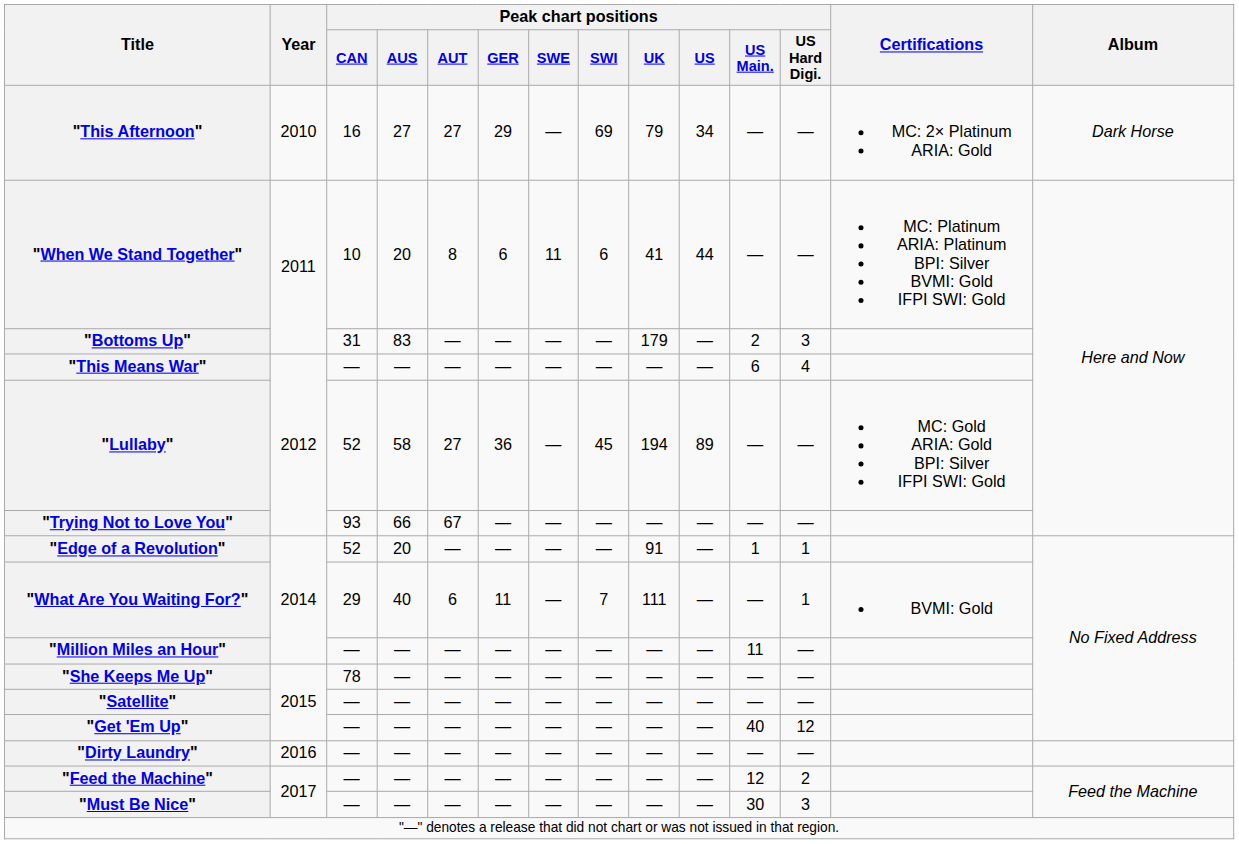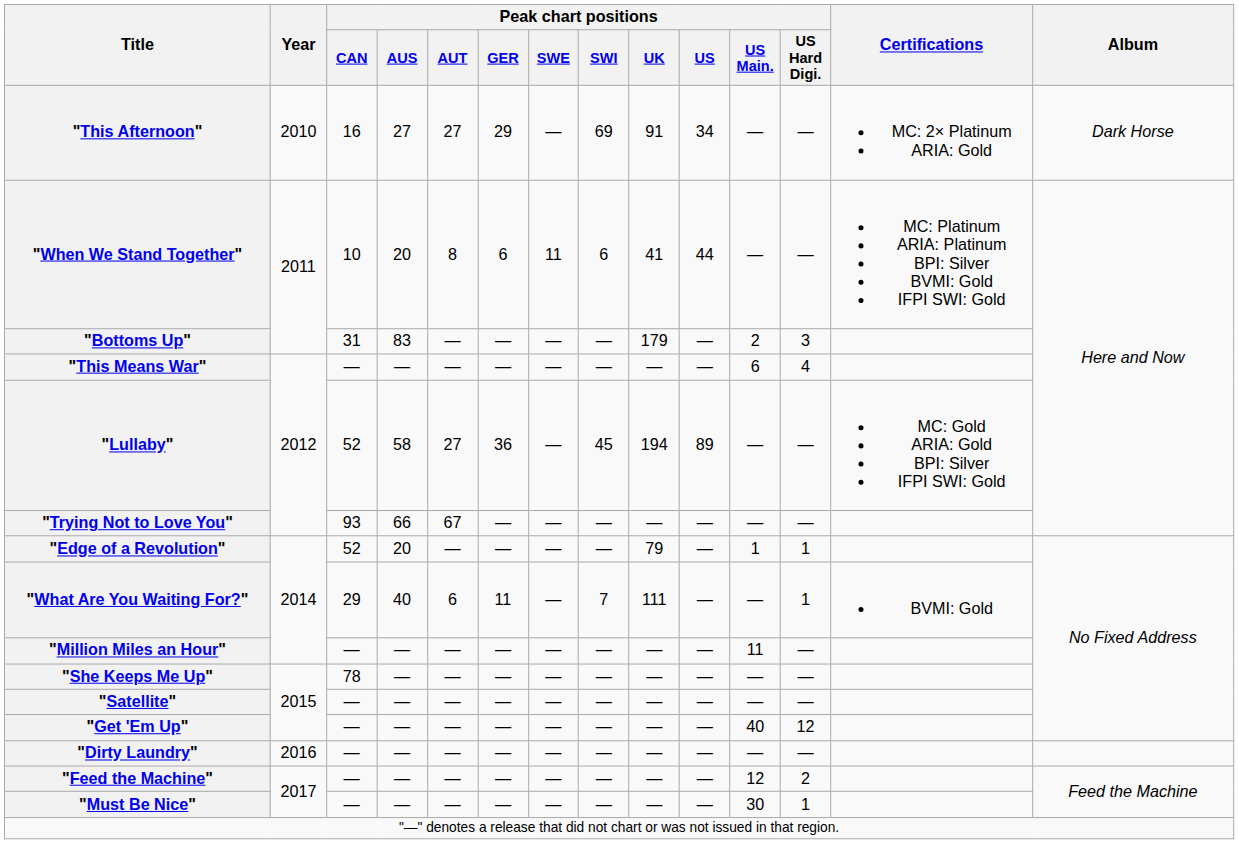(654, 132) 79 -> (654, 132) 91
(654, 548) 91 -> (654, 548) 79
(806, 804) 3 -> (806, 804) 1
